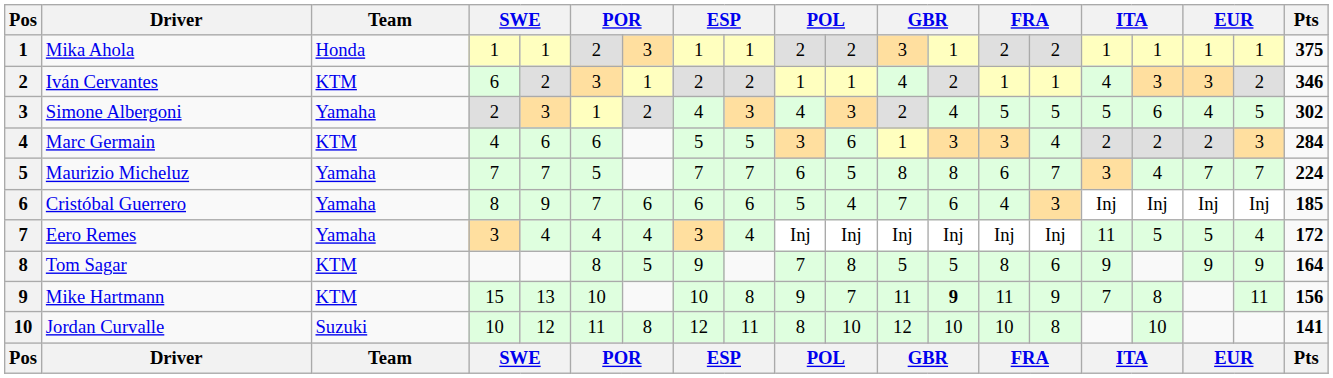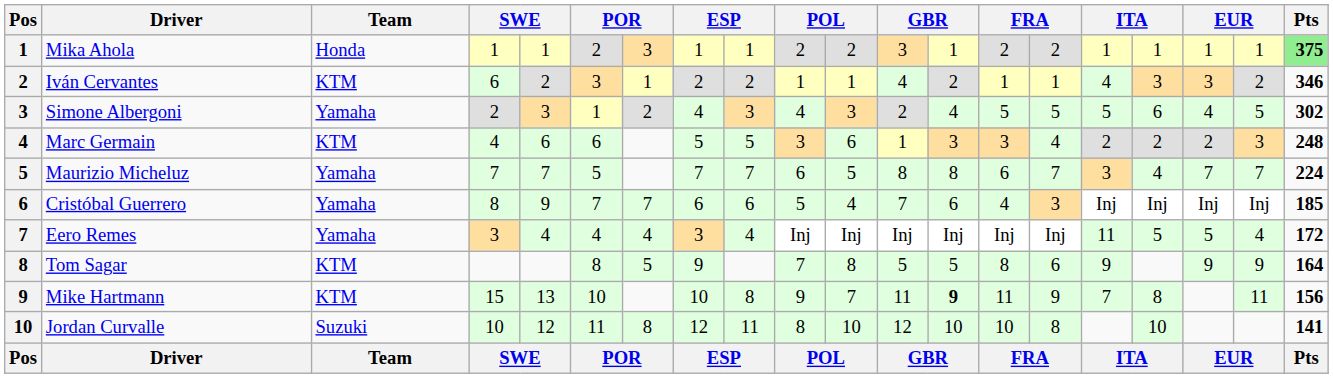(1309, 50) no background -> (1309, 50) lightgreen background
(1309, 142) 284 -> (1309, 142) 248
(647, 203) 6 -> (647, 203) 7
